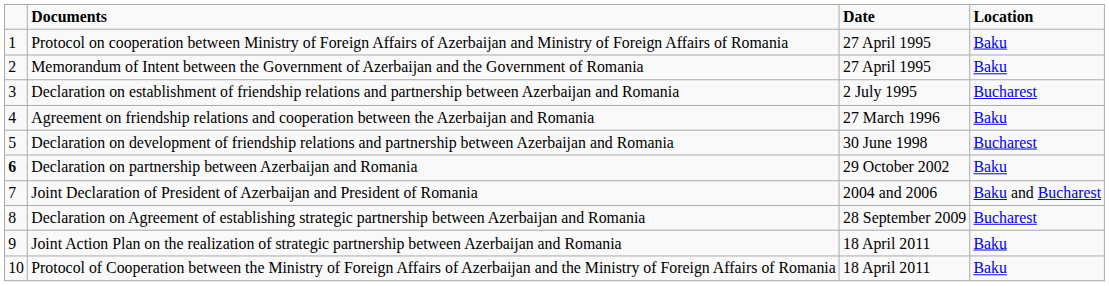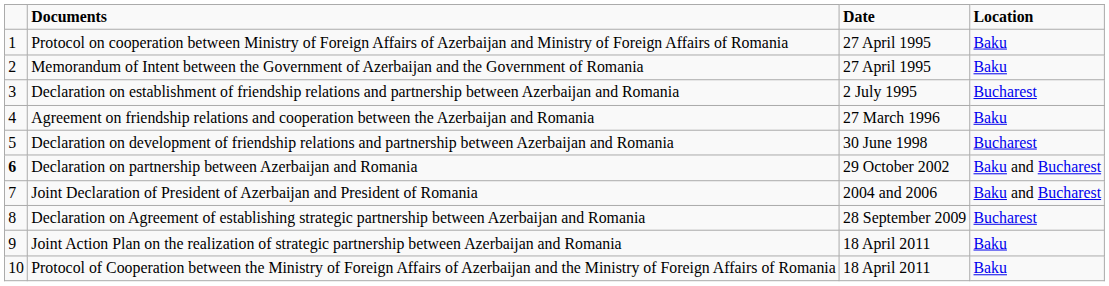(990, 167) Baku -> (1037, 167) Baku and Bucharest
